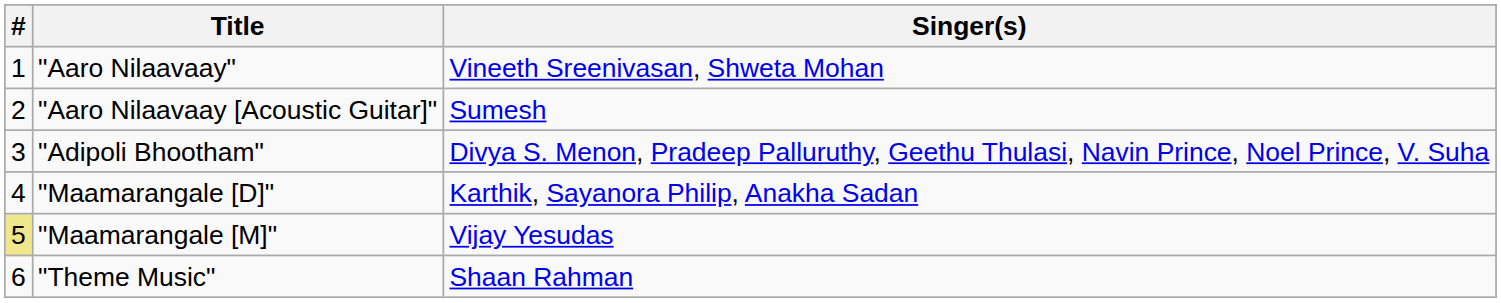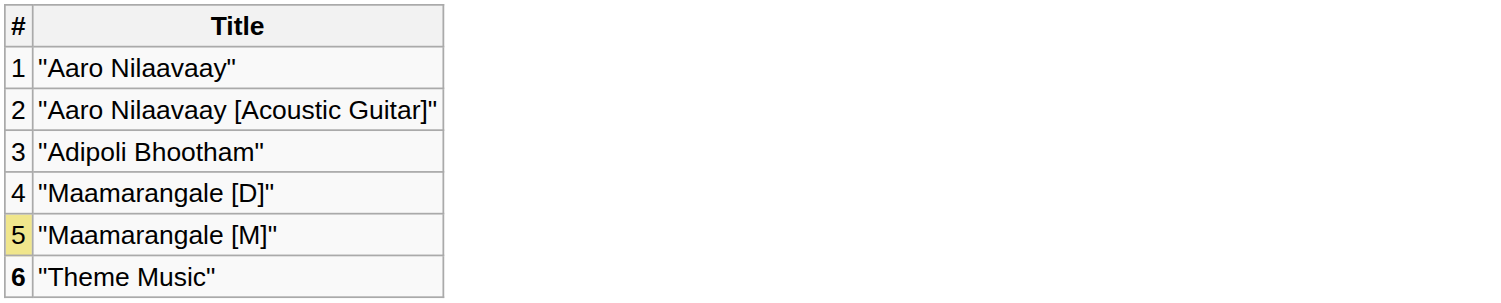- column: (969, 26)
(18, 277) normal -> (18, 277) bold
